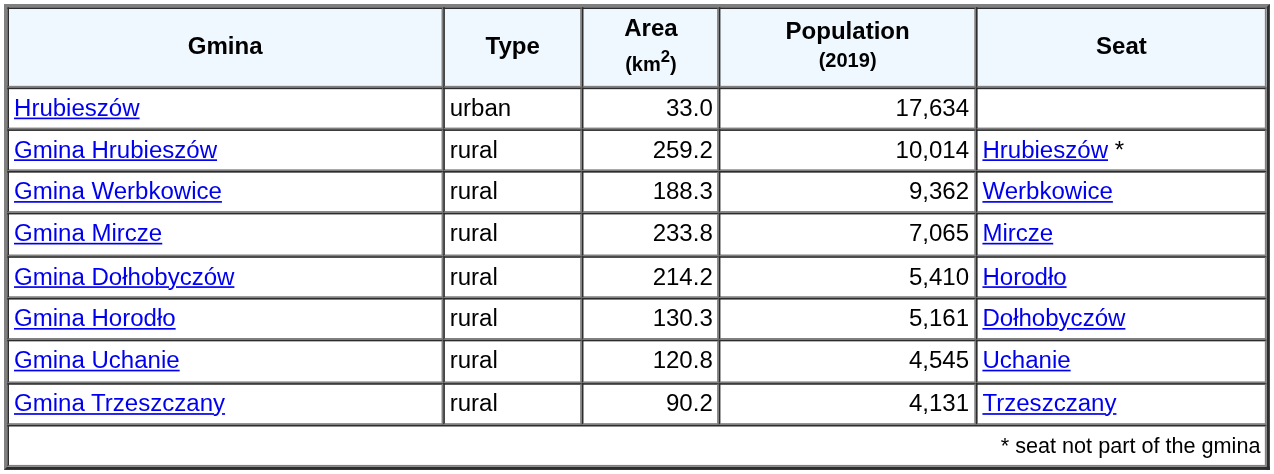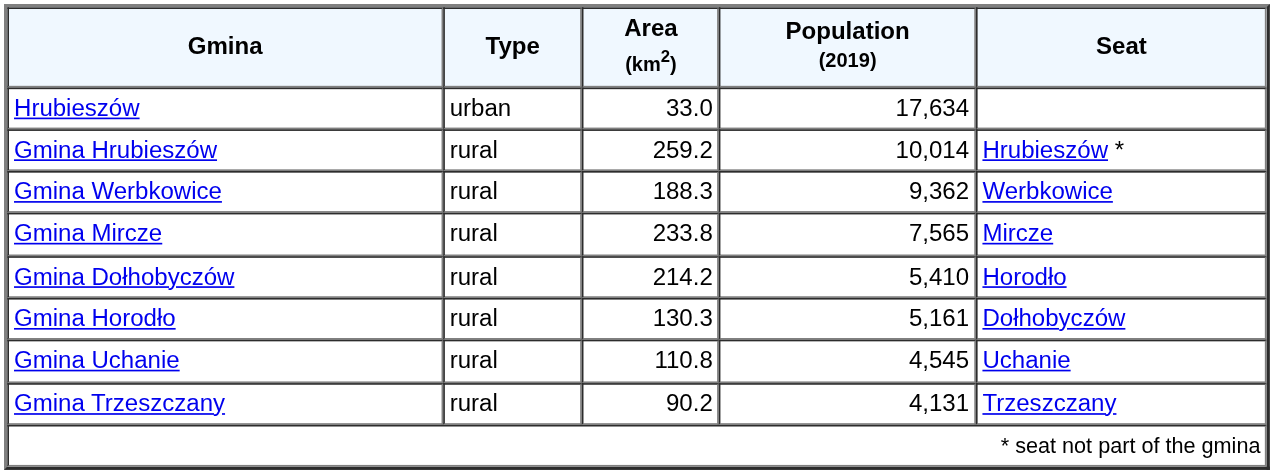(939, 233) 7,065 -> (939, 233) 7,565
(683, 360) 120.8 -> (684, 360) 110.8
